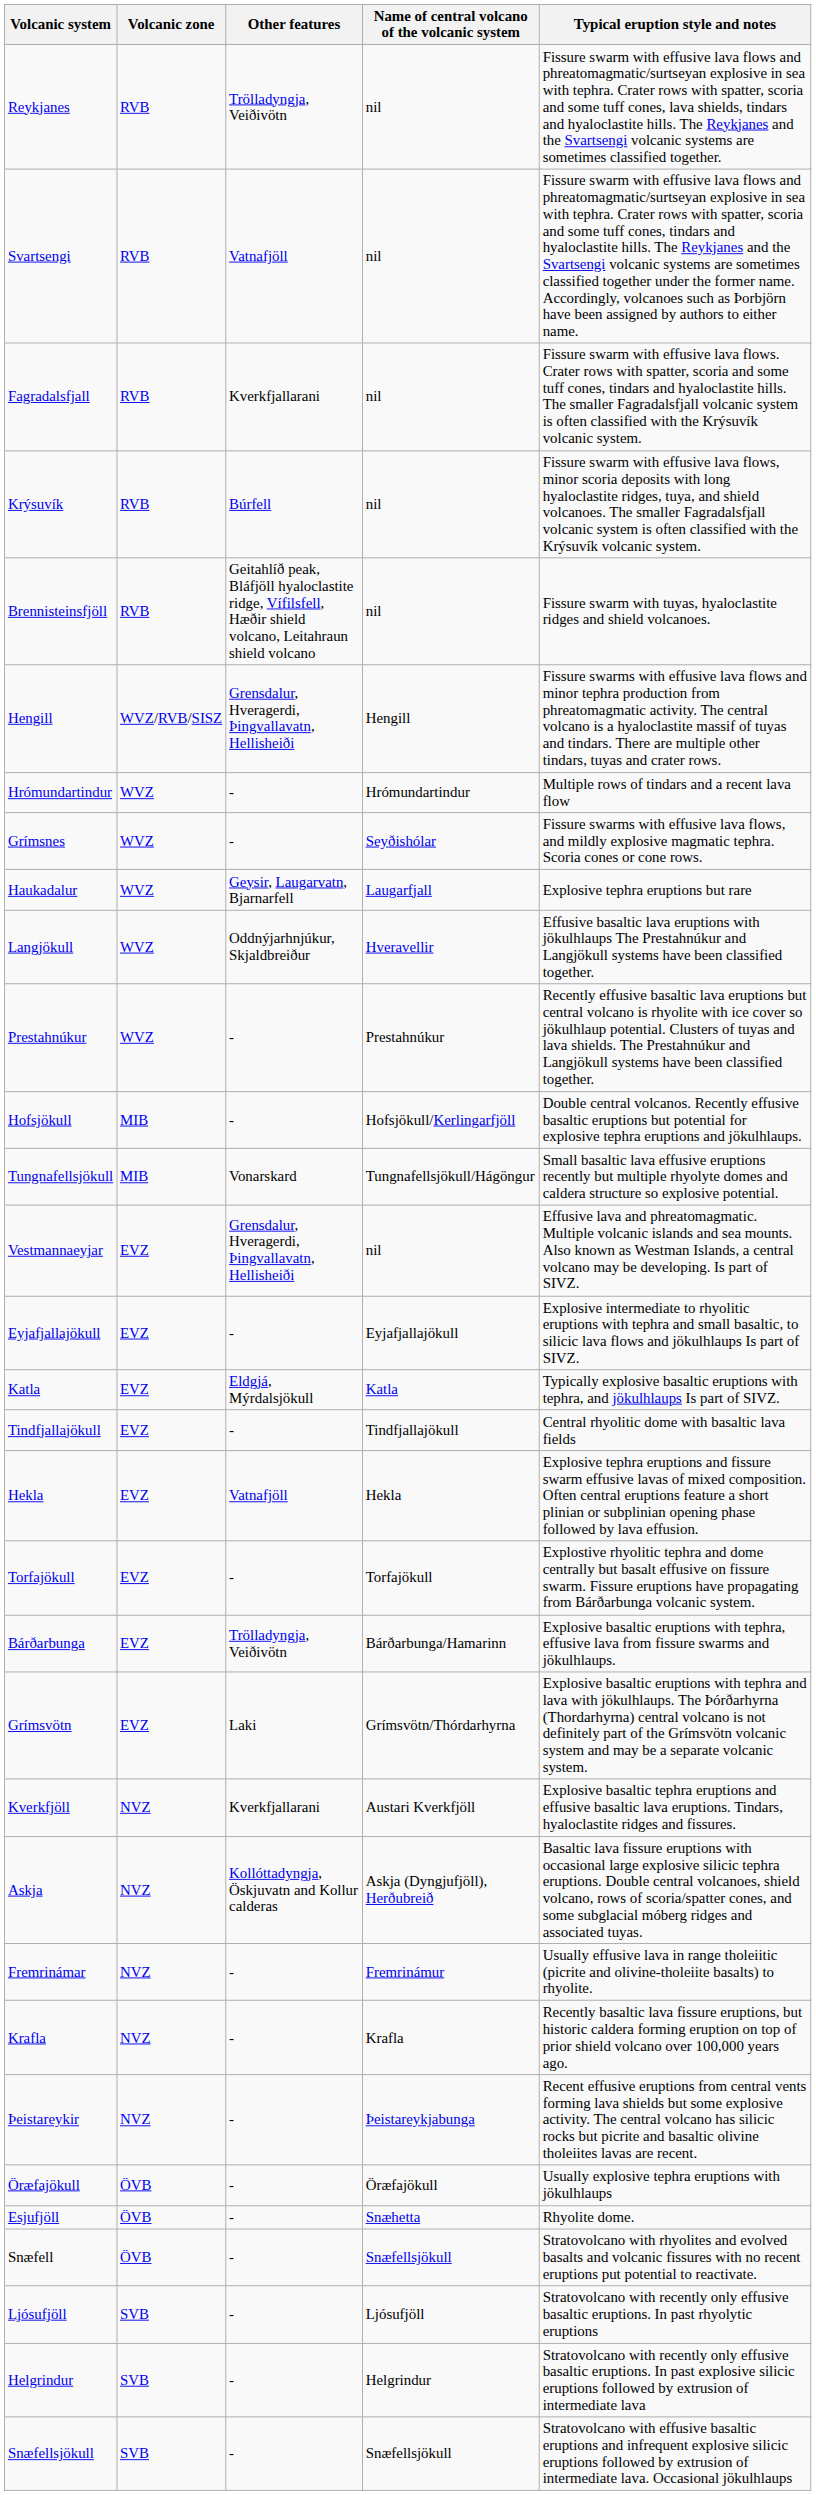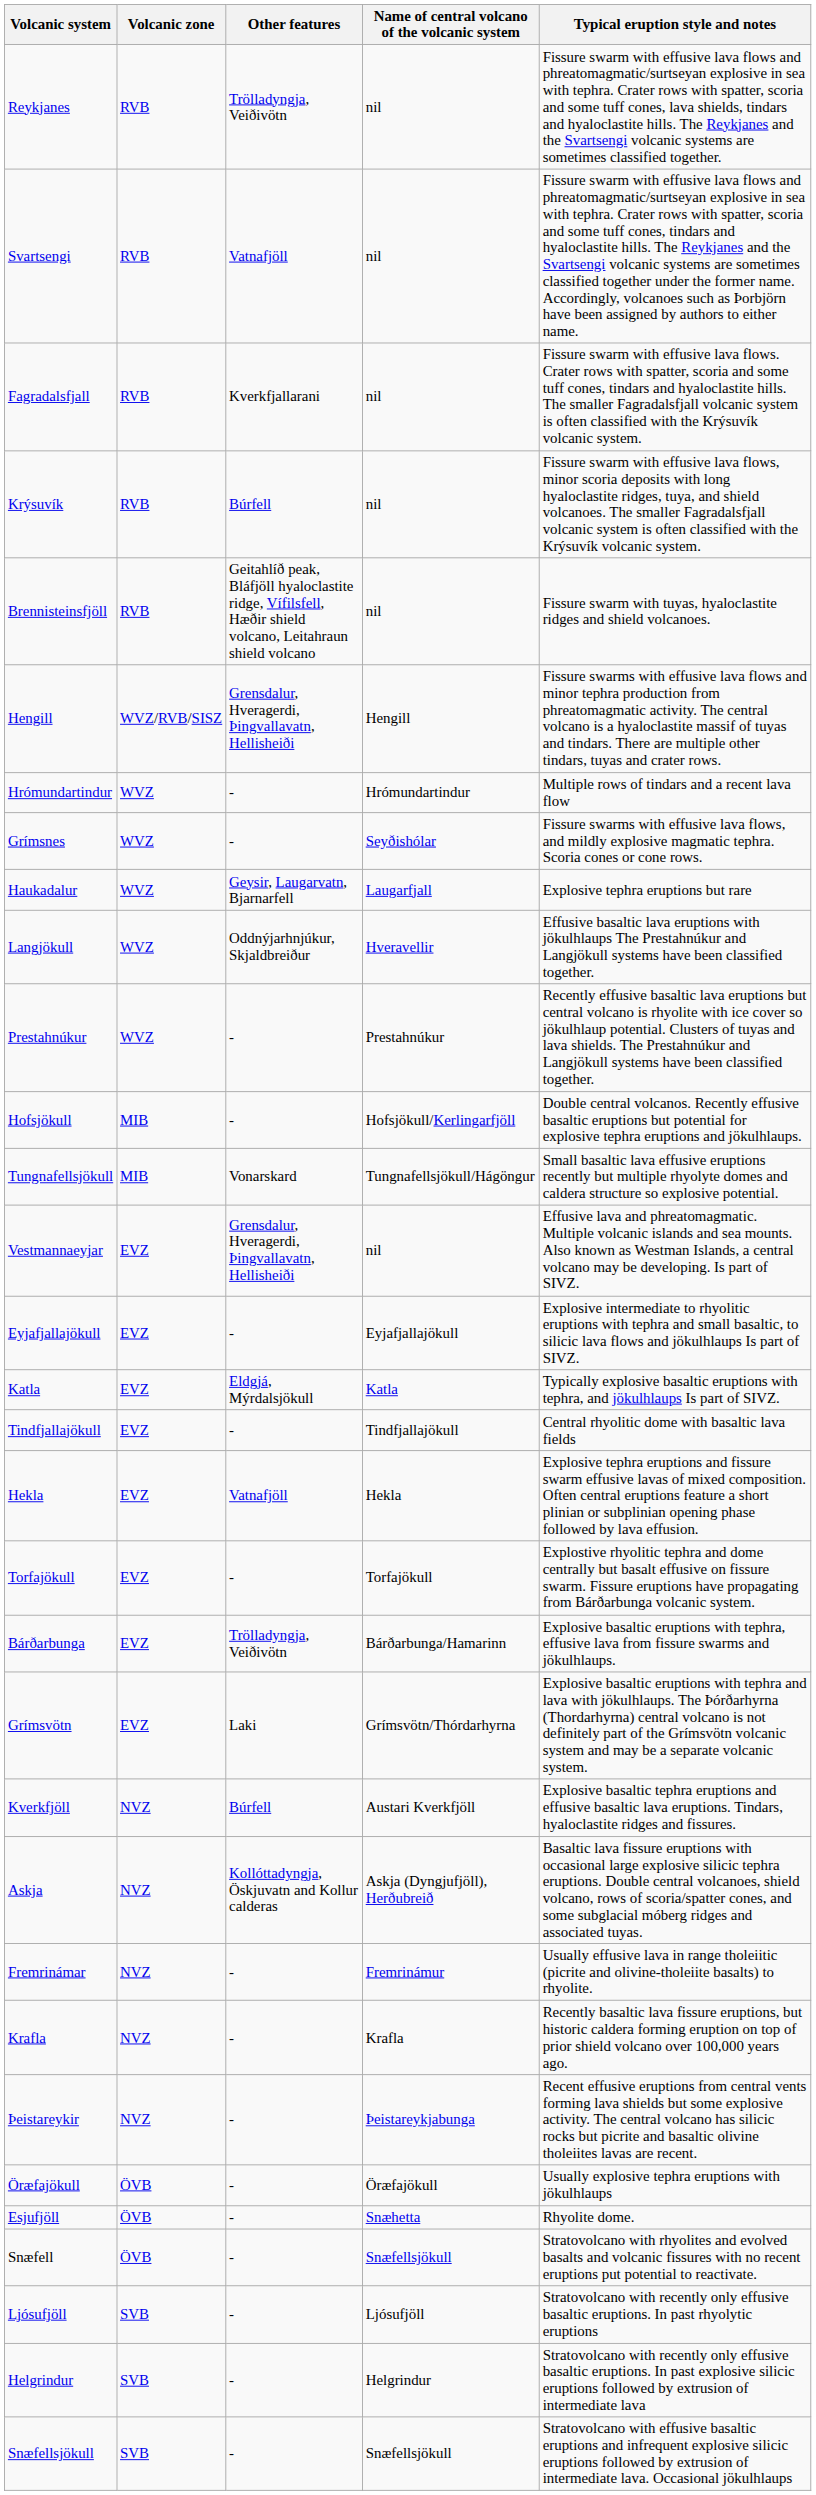(275, 1807) Kverkfjallarani -> (250, 1807) Búrfell
